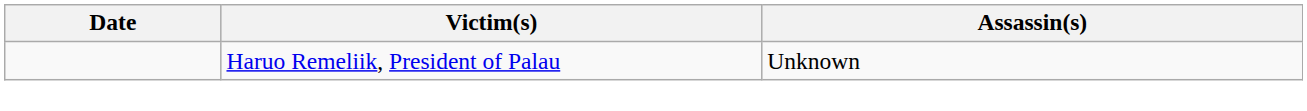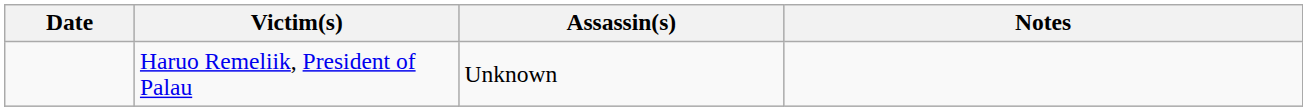+ column: (1043, 23)
